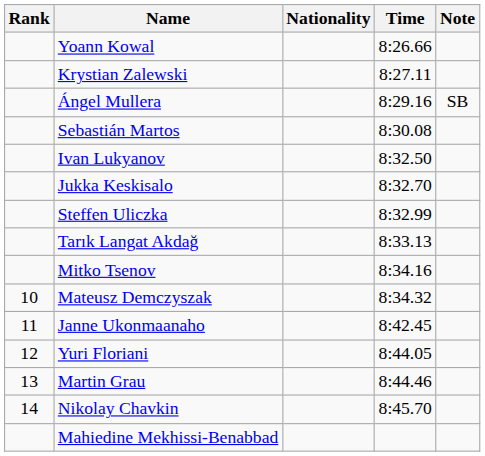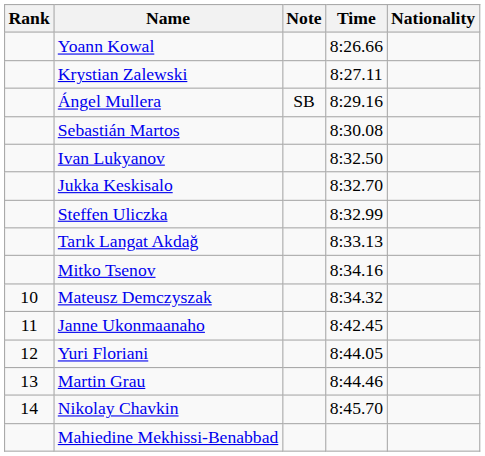columns swapped: (328, 18) <-> (458, 18)
